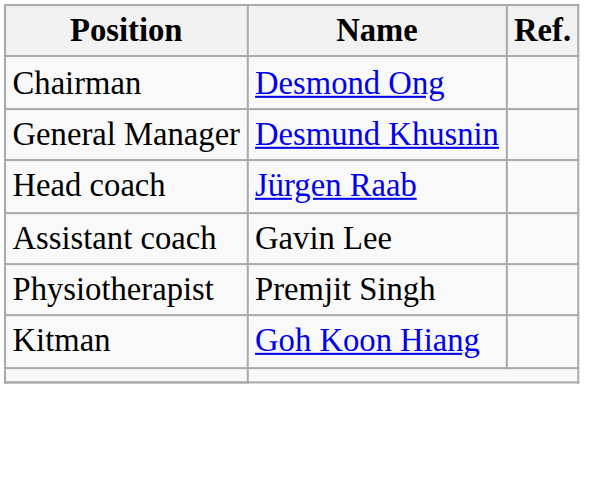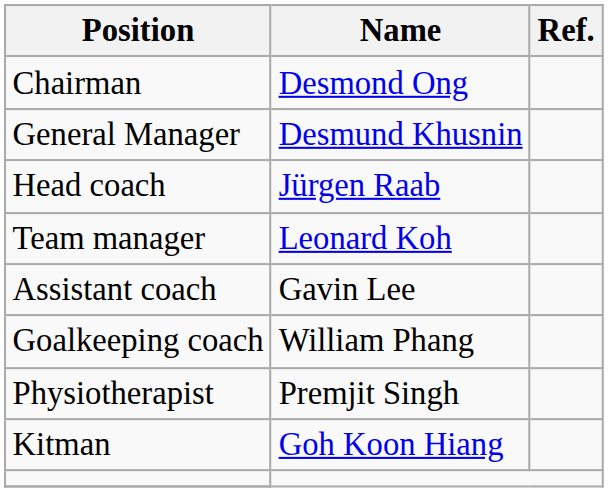+ row: (109, 237)
+ row: (138, 340)
